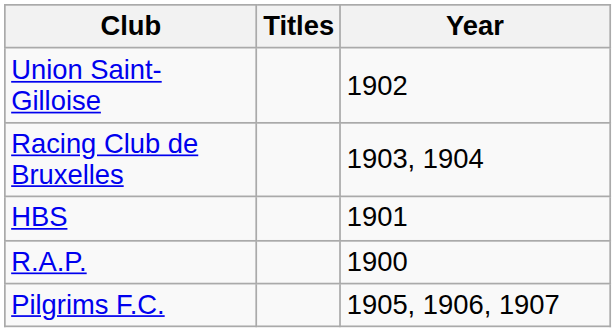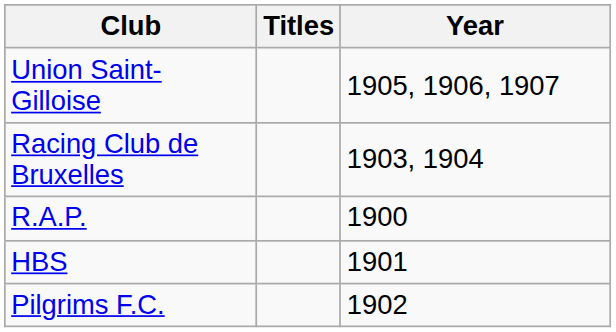(377, 84) 1902 -> (453, 84) 1905, 1906, 1907
rows swapped: (49, 261) <-> (39, 217)
(453, 304) 1905, 1906, 1907 -> (377, 304) 1902
